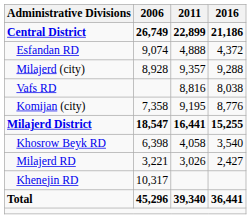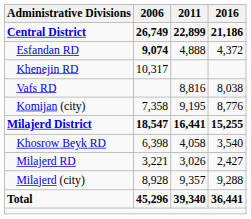(155, 50) normal -> (155, 50) bold
rows swapped: (47, 180) <-> (51, 69)
